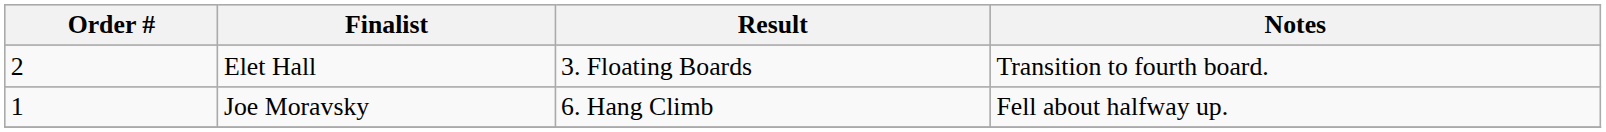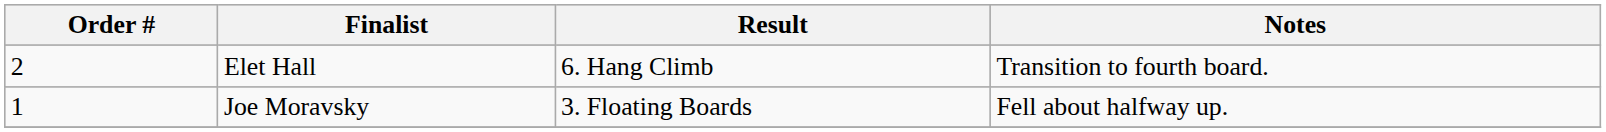(657, 65) 3. Floating Boards -> (637, 65) 6. Hang Climb
(637, 106) 6. Hang Climb -> (657, 106) 3. Floating Boards
